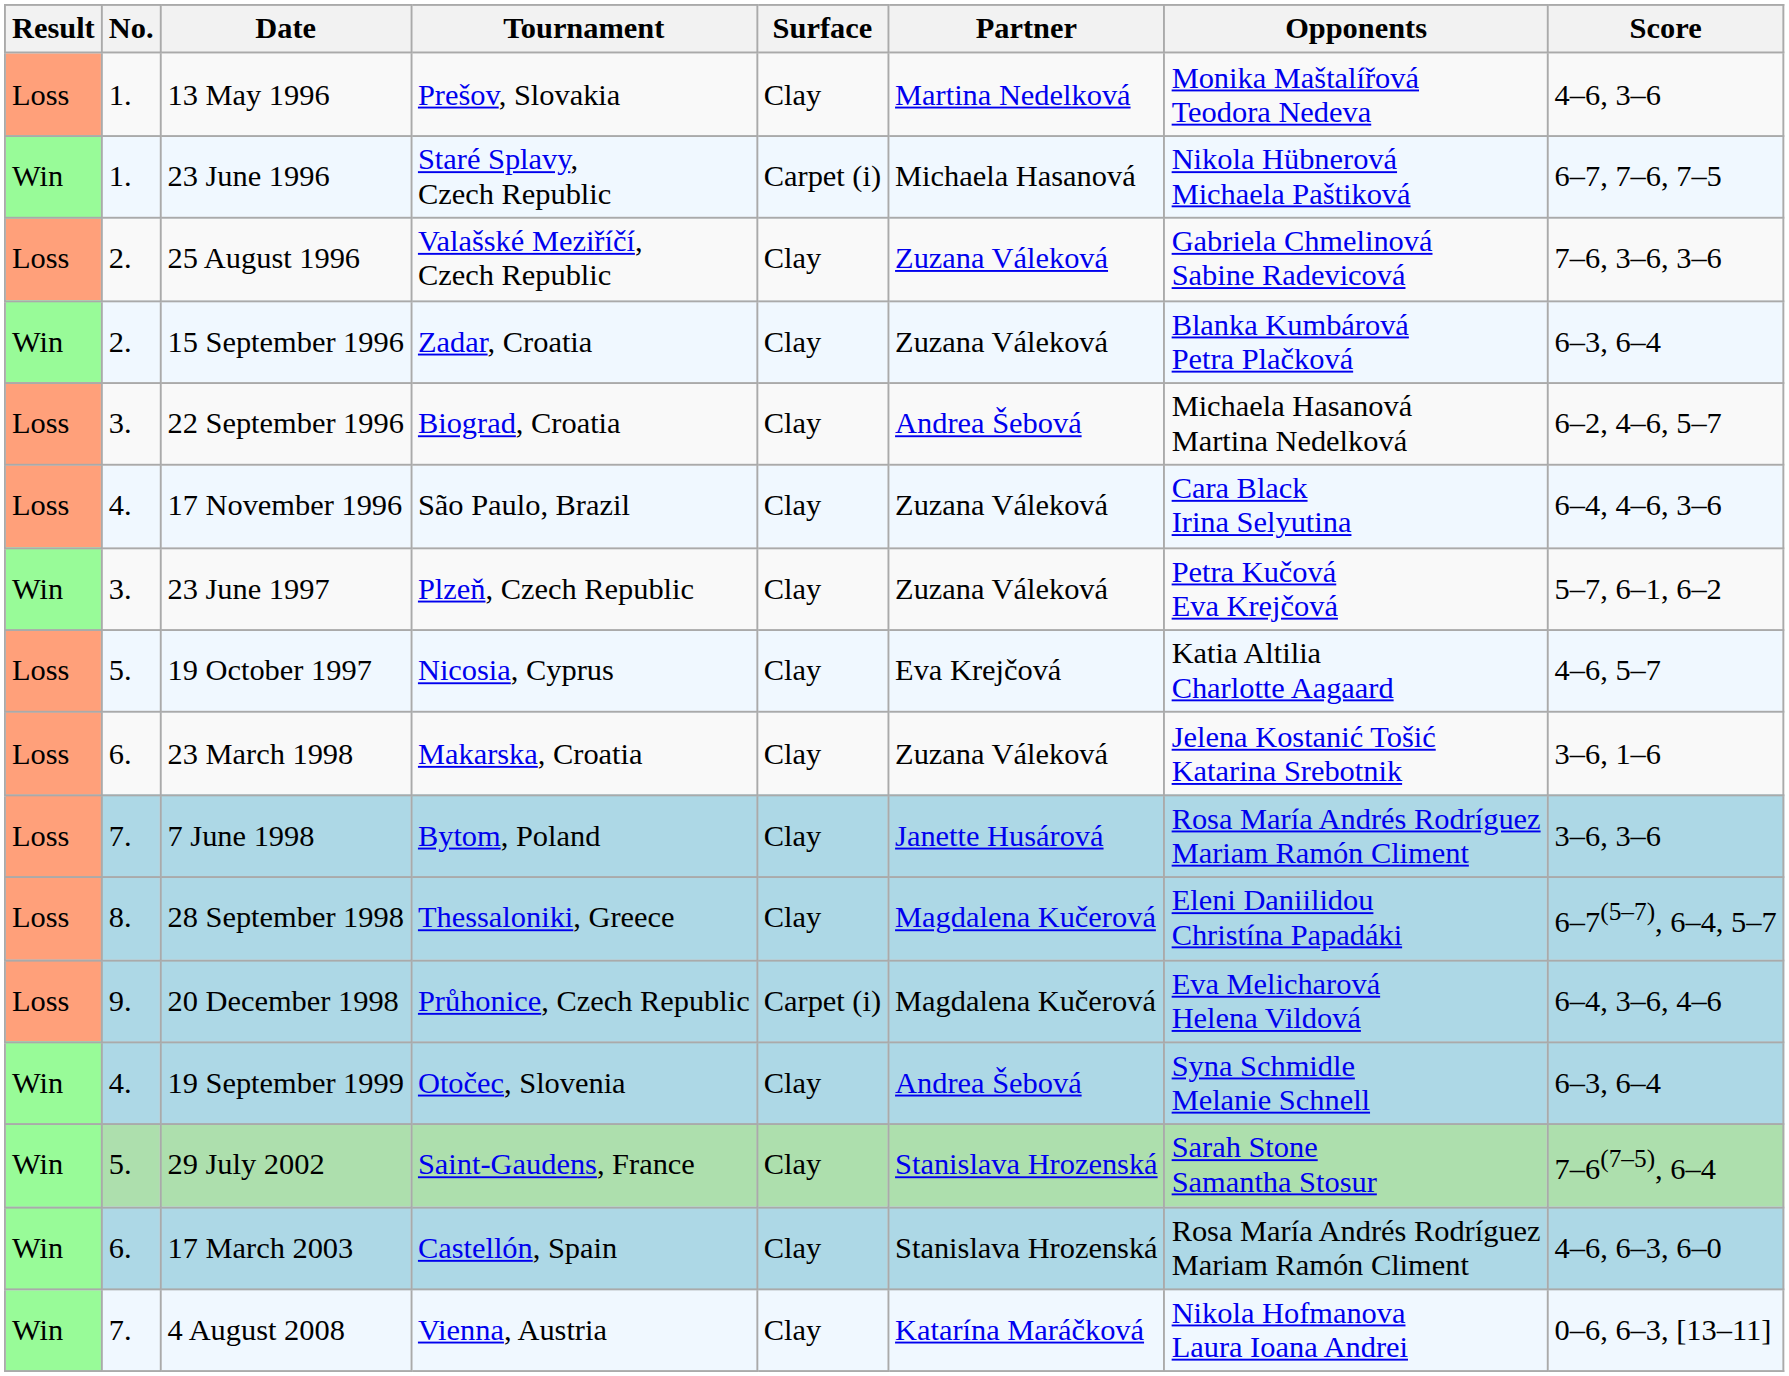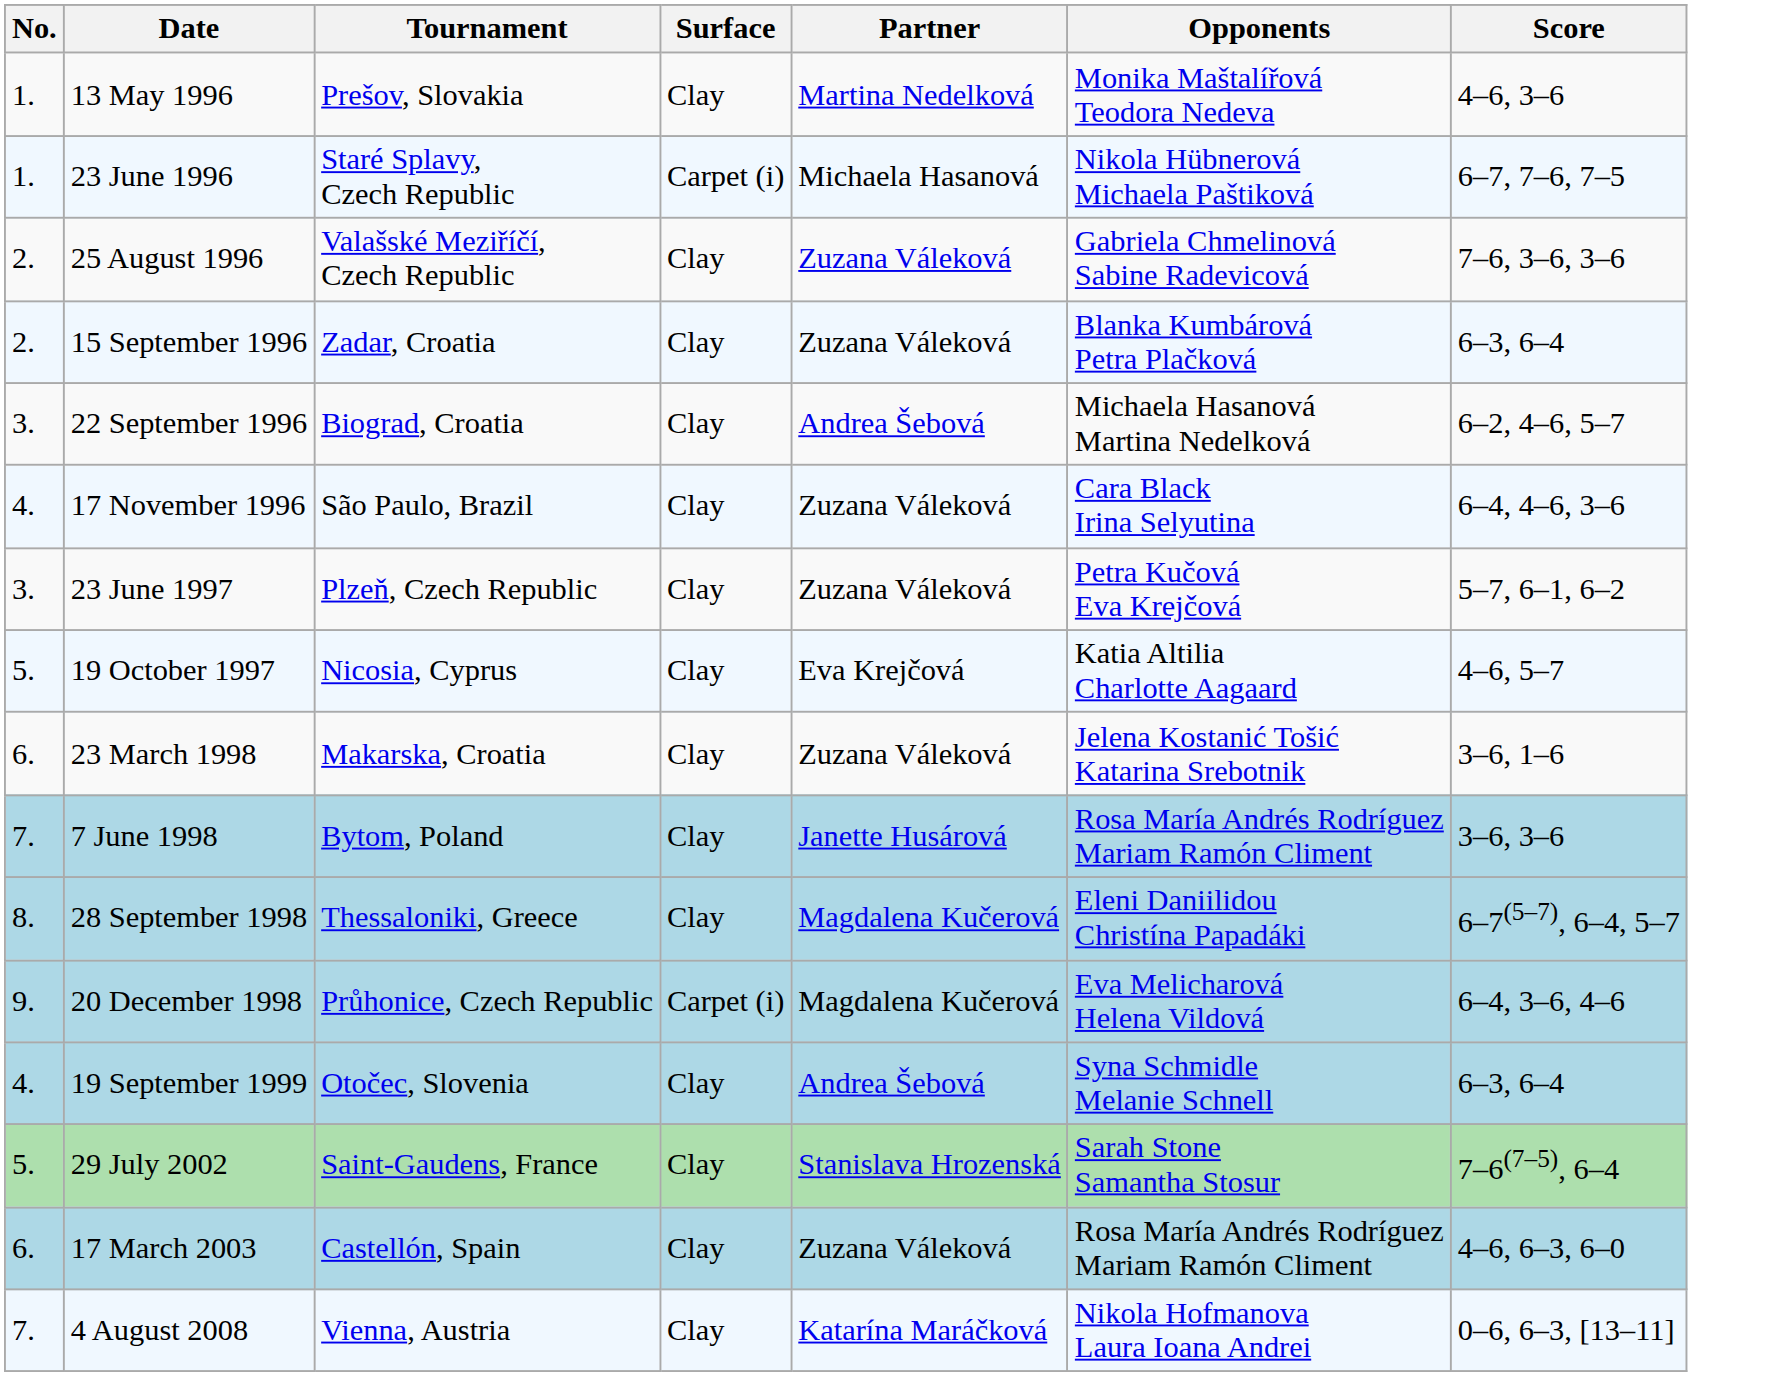- column: (53, 28)
(1026, 1247) Stanislava Hrozenská -> (905, 1247) Zuzana Váleková
